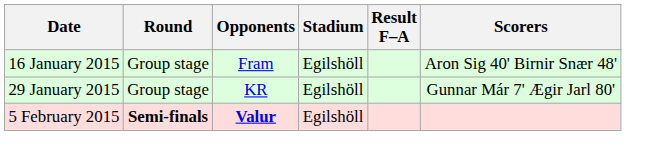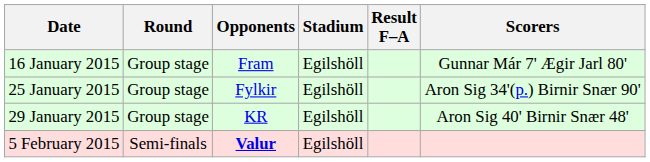(521, 63) Aron Sig 40' Birnir Snær 48' -> (533, 63) Gunnar Már 7' Ægir Jarl 80'
+ row: (64, 90)
(521, 90) Gunnar Már 7' Ægir Jarl 80' -> (533, 116) Aron Sig 40' Birnir Snær 48'
(168, 116) bold -> (168, 143) normal
